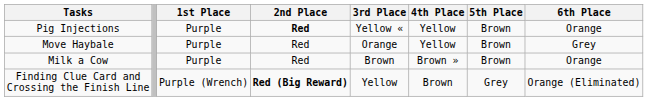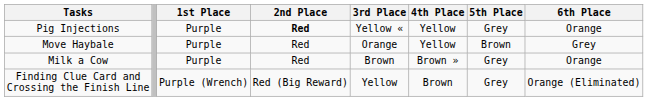(496, 29) Brown -> (496, 29) Grey
(496, 61) Brown -> (496, 61) Grey
(300, 83) bold -> (300, 83) normal
